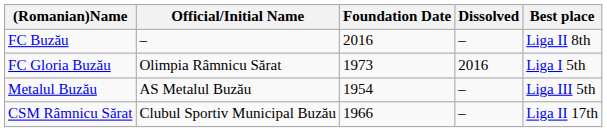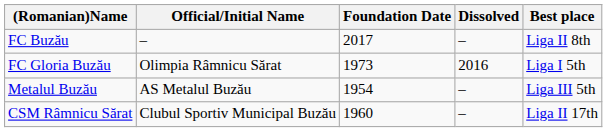(358, 40) 2016 -> (358, 40) 2017
(358, 114) 1966 -> (358, 114) 1960
